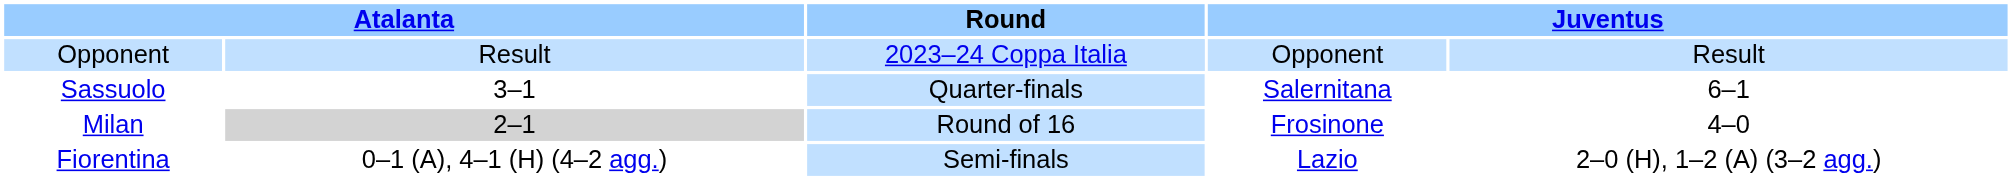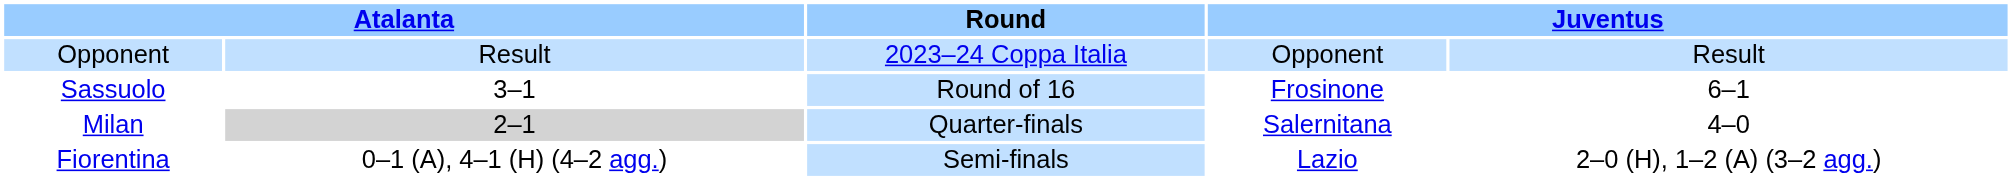(1006, 89) Quarter-finals -> (1006, 89) Round of 16
(1327, 89) Salernitana -> (1327, 89) Frosinone
(1006, 124) Round of 16 -> (1006, 124) Quarter-finals
(1327, 124) Frosinone -> (1327, 124) Salernitana
